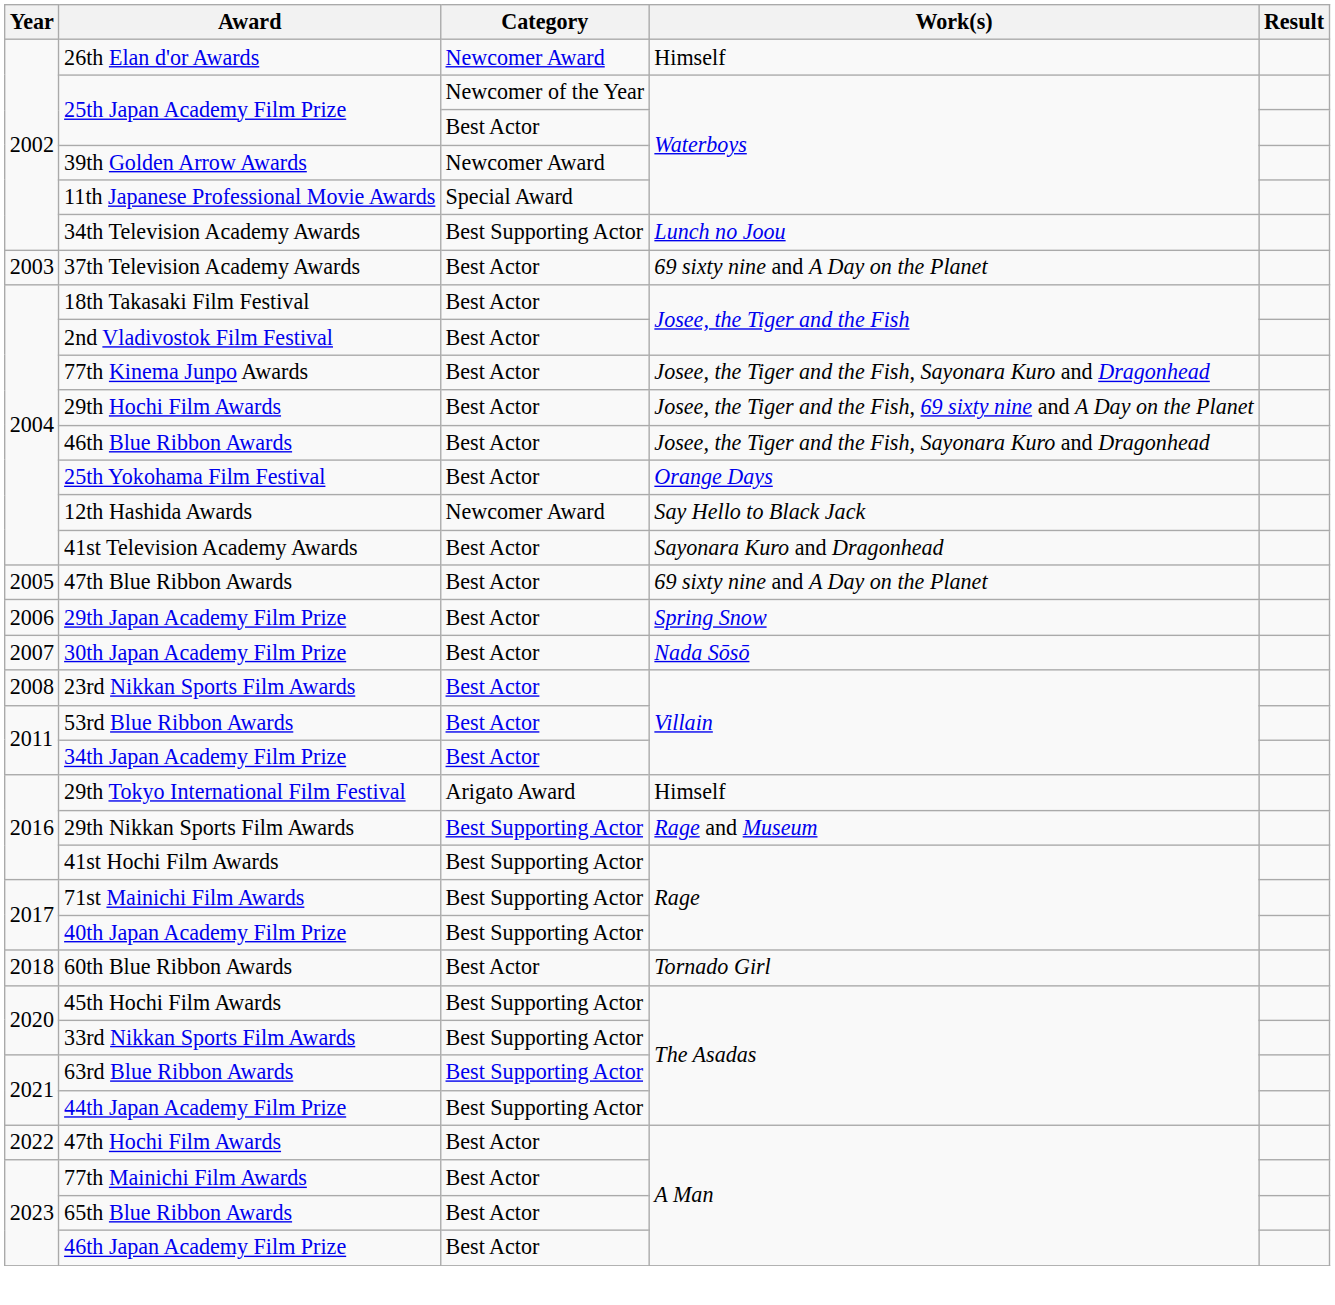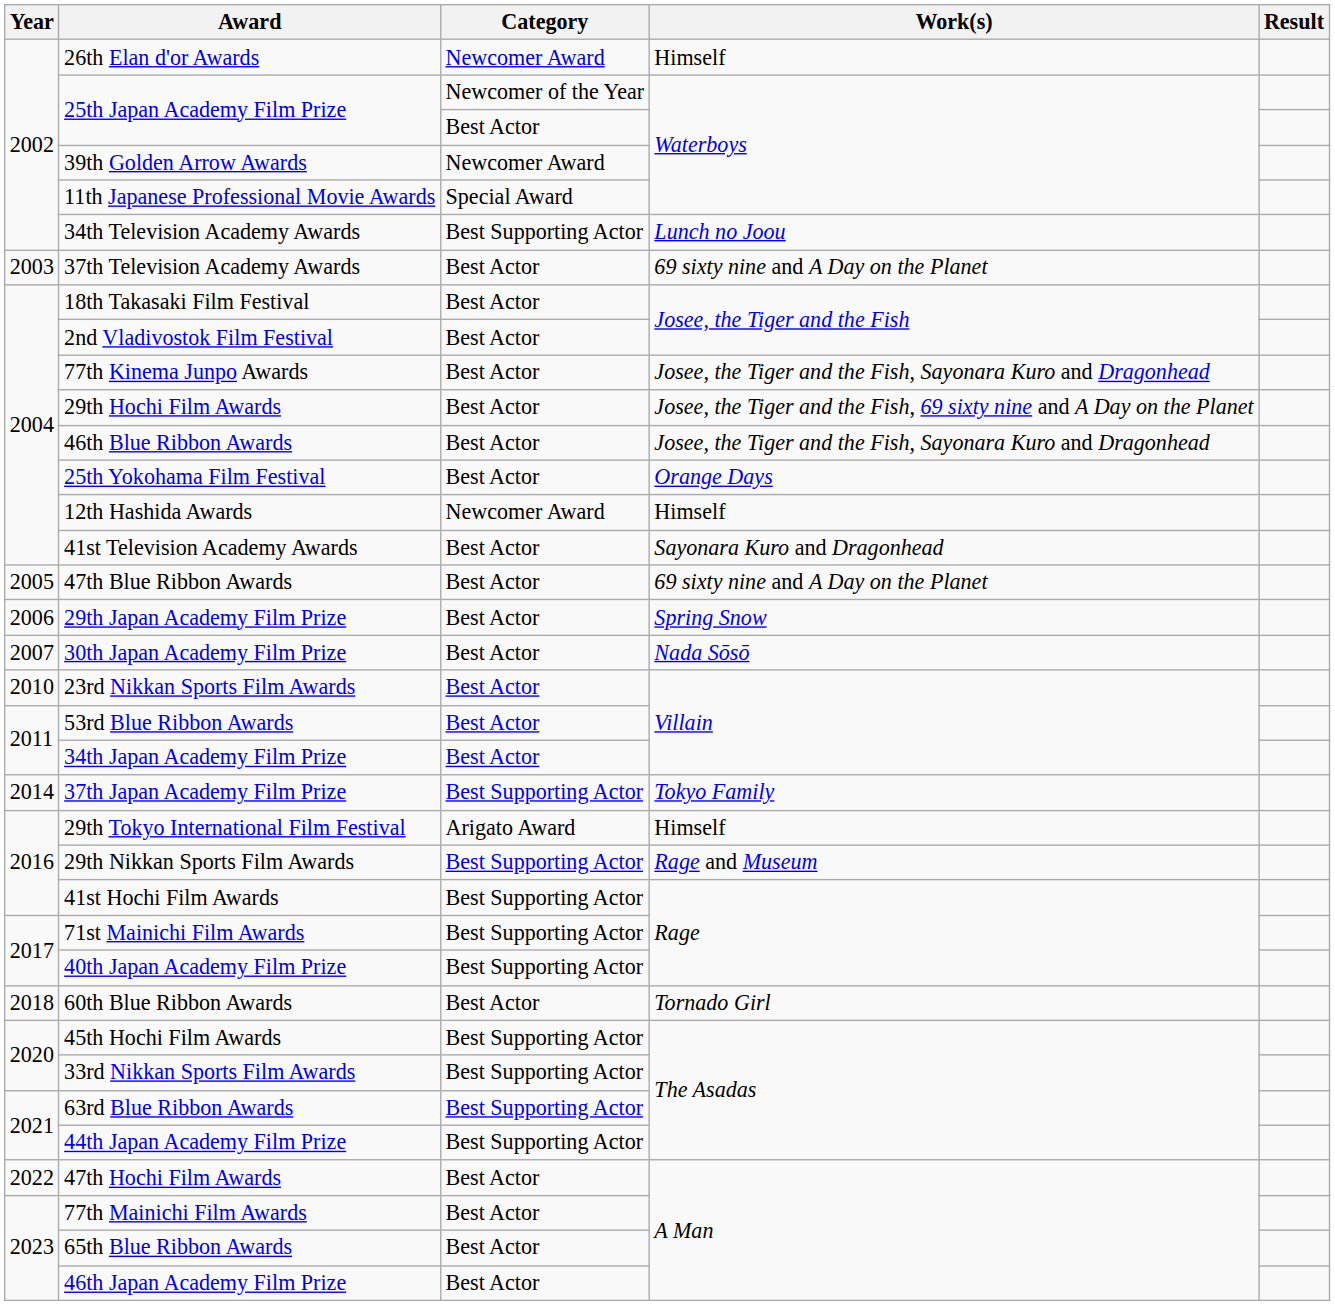(760, 512) Say Hello to Black Jack -> (690, 512) Himself
(32, 687) 2008 -> (32, 687) 2010
+ row: (205, 792)
